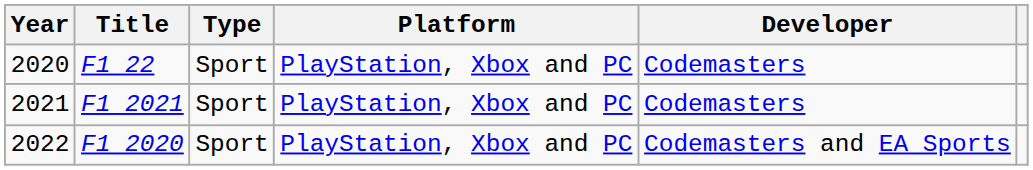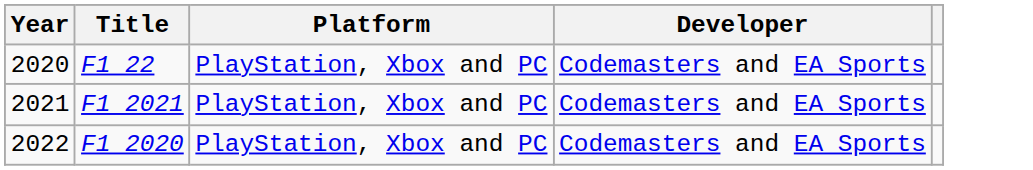- column: (232, 25)
(725, 65) Codemasters -> (742, 65) Codemasters and EA Sports
(725, 105) Codemasters -> (742, 105) Codemasters and EA Sports
